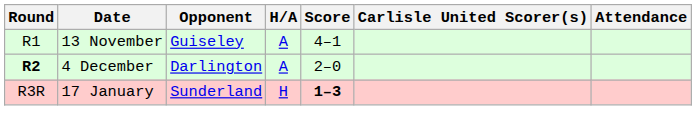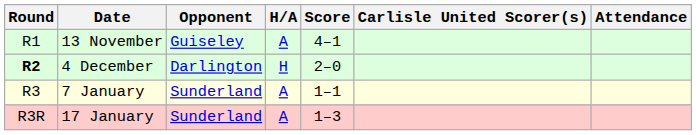(283, 67) A -> (283, 67) H
+ row: (103, 92)
(283, 92) H -> (283, 117) A
(327, 92) bold -> (327, 117) normal
